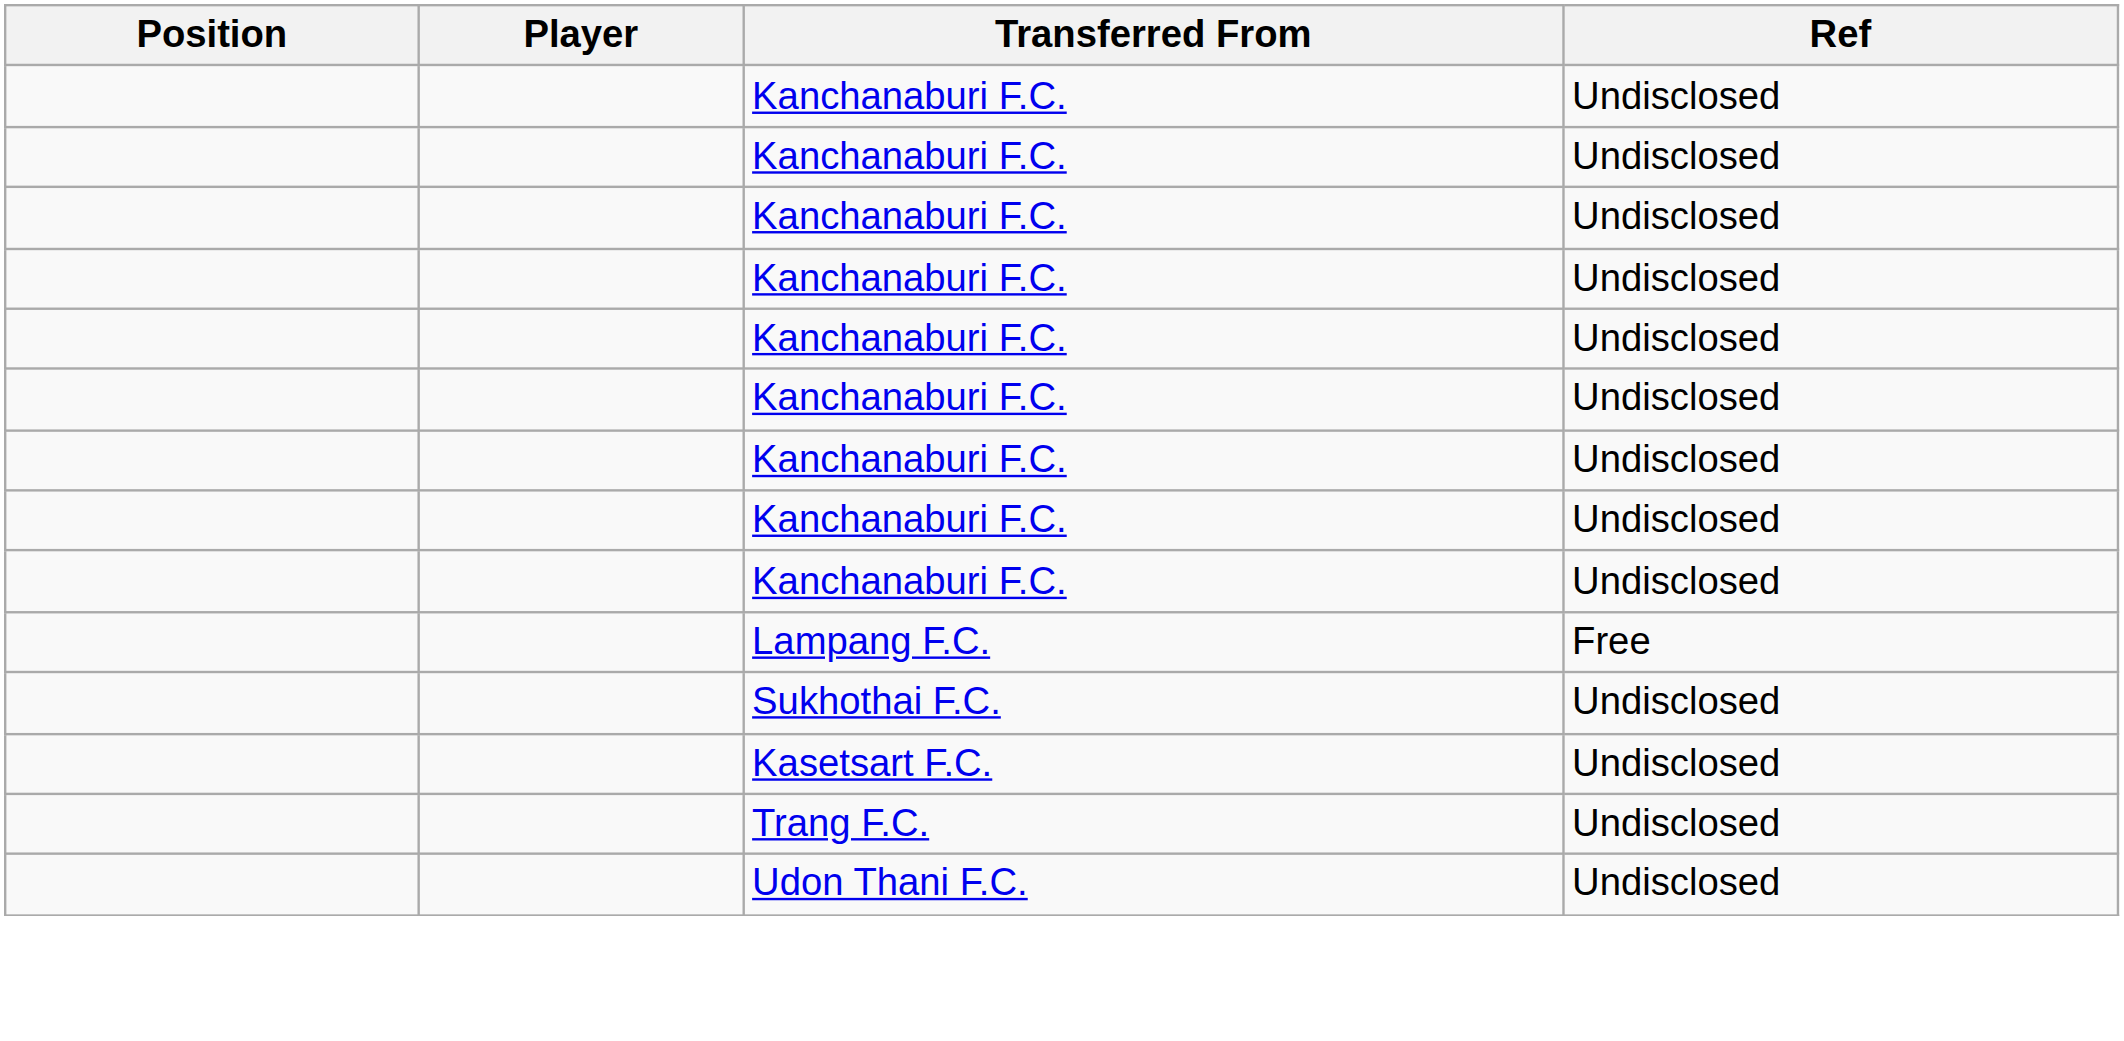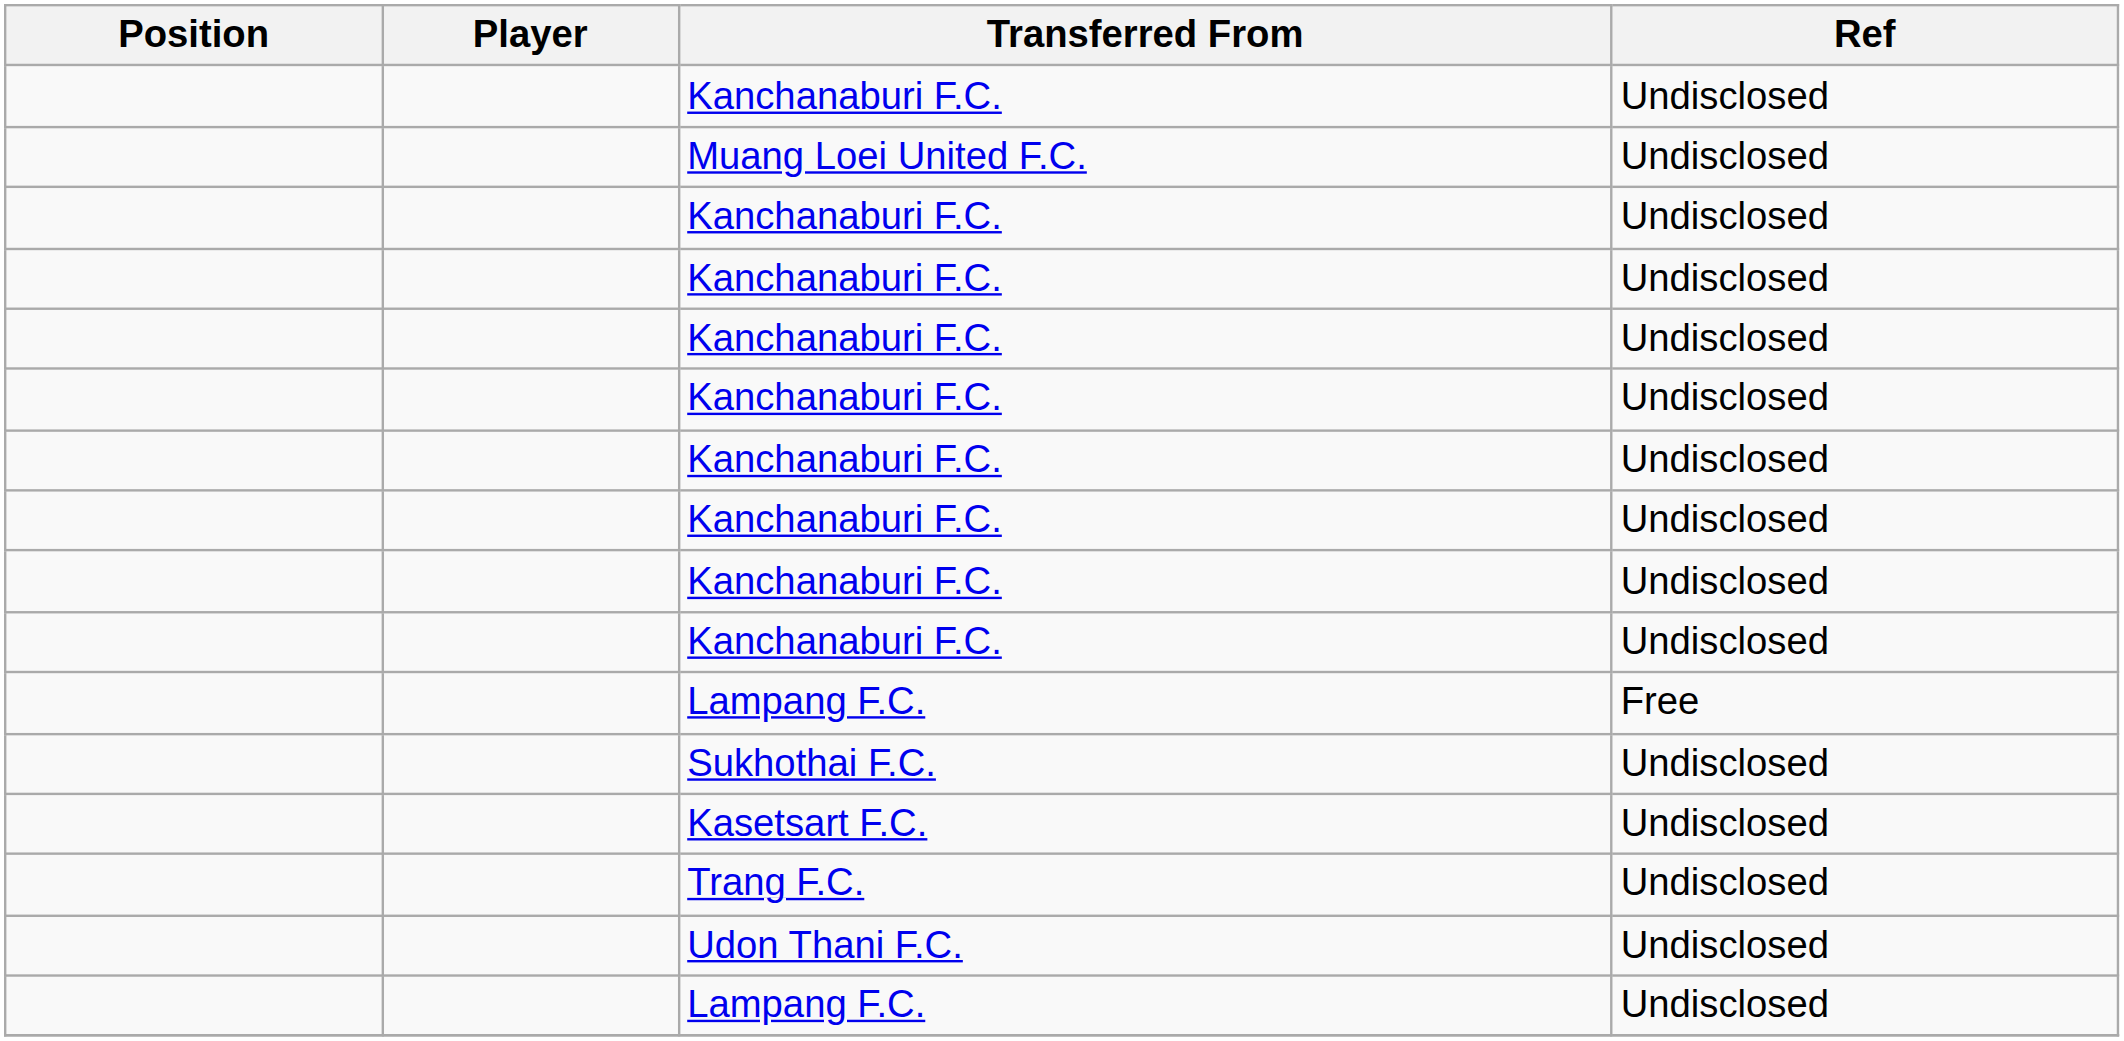+ row: (887, 156)
+ row: (806, 1005)
